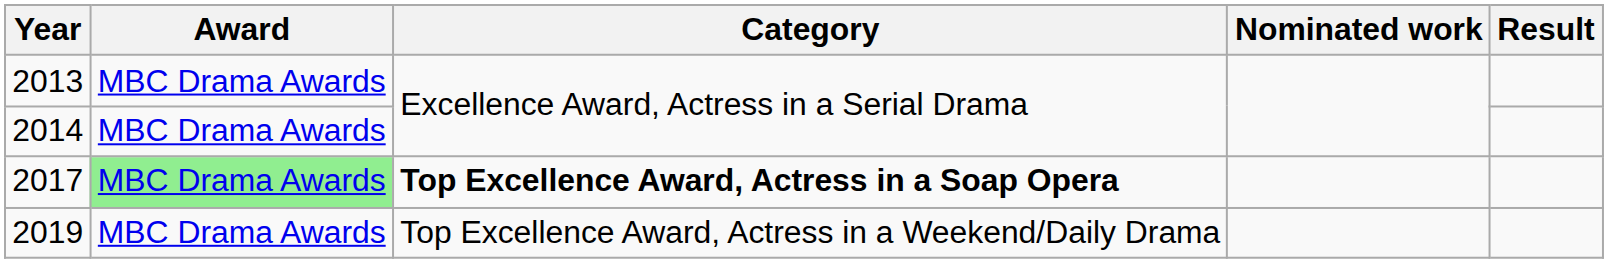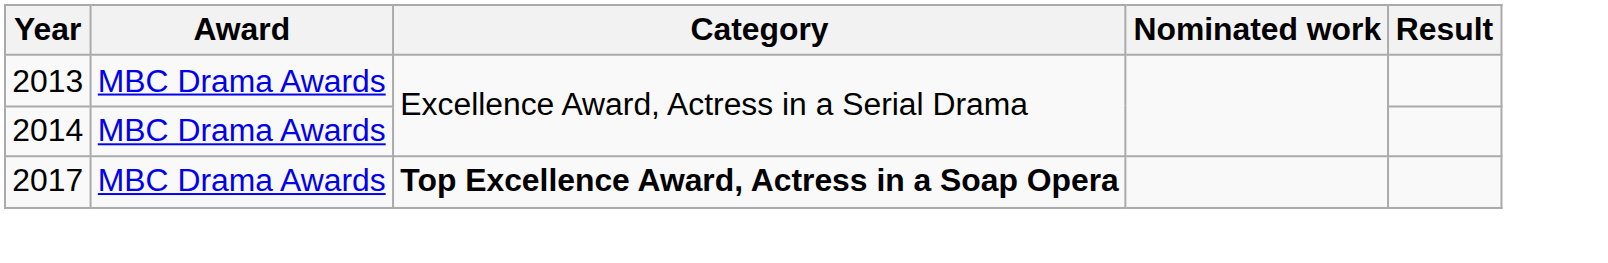(242, 181) lightgreen background -> (242, 181) no background
- row: (48, 231)
